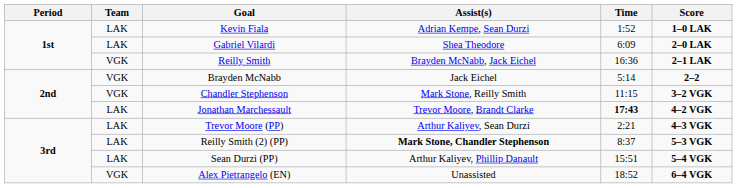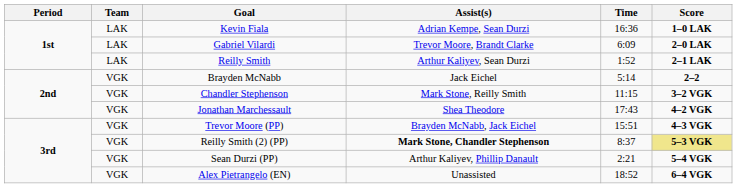(626, 28) 1:52 -> (626, 28) 16:36
(473, 45) Shea Theodore -> (473, 45) Trevor Moore, Brandt Clarke
(117, 61) VGK -> (117, 61) LAK
(473, 61) Brayden McNabb, Jack Eichel -> (473, 61) Arthur Kaliyev, Sean Durzi
(626, 61) 16:36 -> (626, 61) 1:52
(117, 110) LAK -> (117, 110) VGK
(473, 110) Trevor Moore, Brandt Clarke -> (473, 110) Shea Theodore
(626, 110) bold -> (626, 110) normal
(117, 126) LAK -> (117, 126) VGK
(473, 126) Arthur Kaliyev, Sean Durzi -> (473, 126) Brayden McNabb, Jack Eichel
(626, 126) 2:21 -> (626, 126) 15:51
(117, 142) LAK -> (117, 142) VGK
(692, 142) no background -> (692, 142) khaki background
(117, 158) LAK -> (117, 158) VGK
(626, 158) 15:51 -> (626, 158) 2:21
